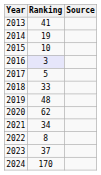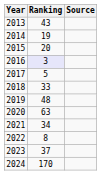(46, 24) 41 -> (46, 24) 43
(46, 49) 10 -> (46, 49) 20
(46, 113) 62 -> (46, 113) 63
